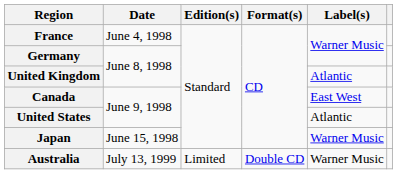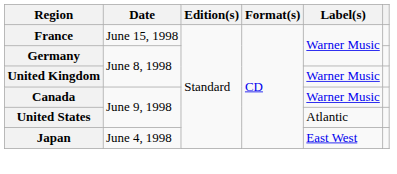(139, 35) June 4, 1998 -> (142, 35) June 15, 1998
(331, 76) Atlantic -> (343, 76) Warner Music
(336, 96) East West -> (343, 96) Warner Music
(142, 138) June 15, 1998 -> (139, 138) June 4, 1998
(347, 138) Warner Music -> (332, 138) East West
- row: (54, 158)
